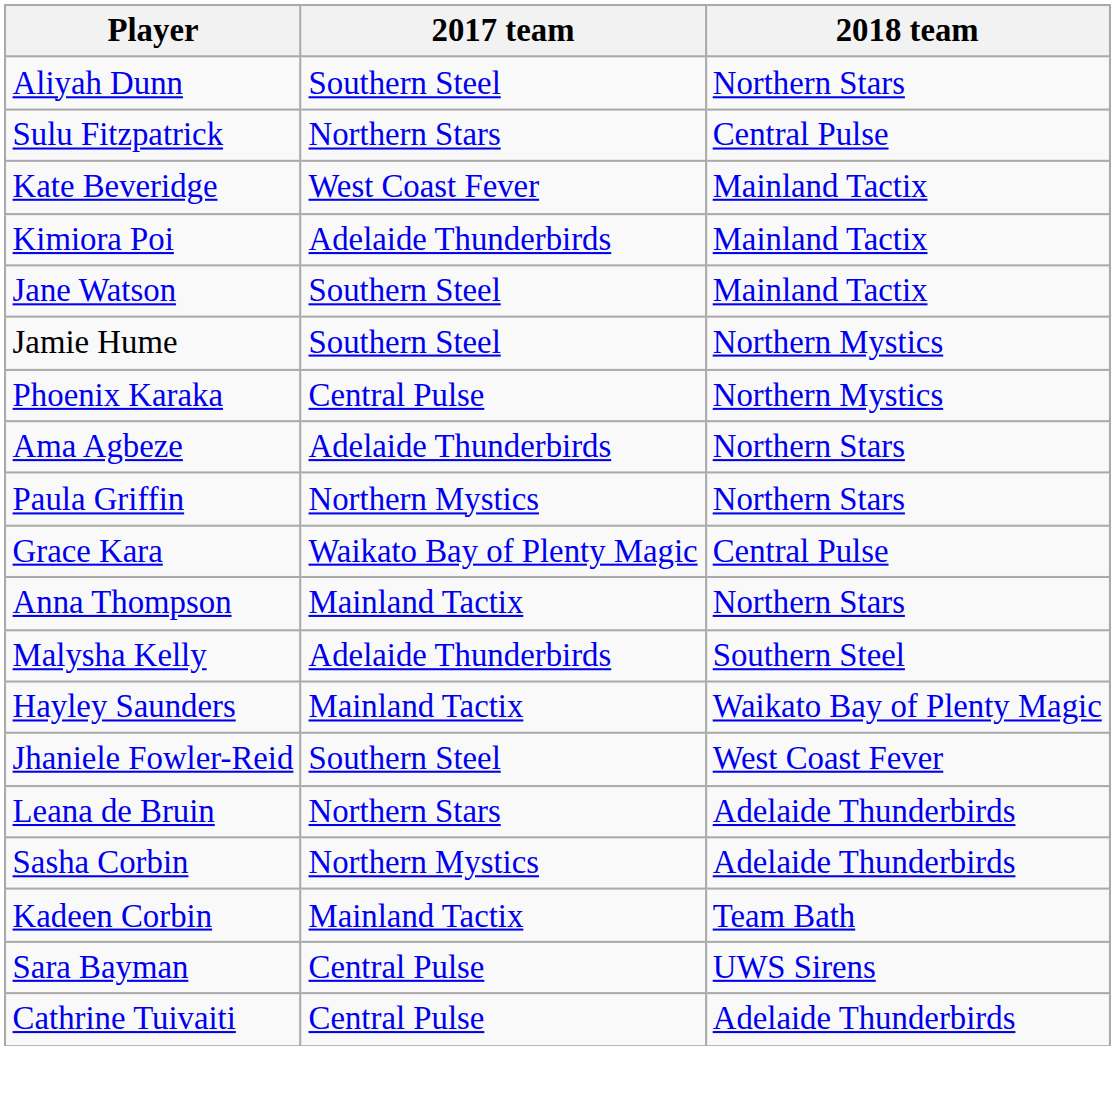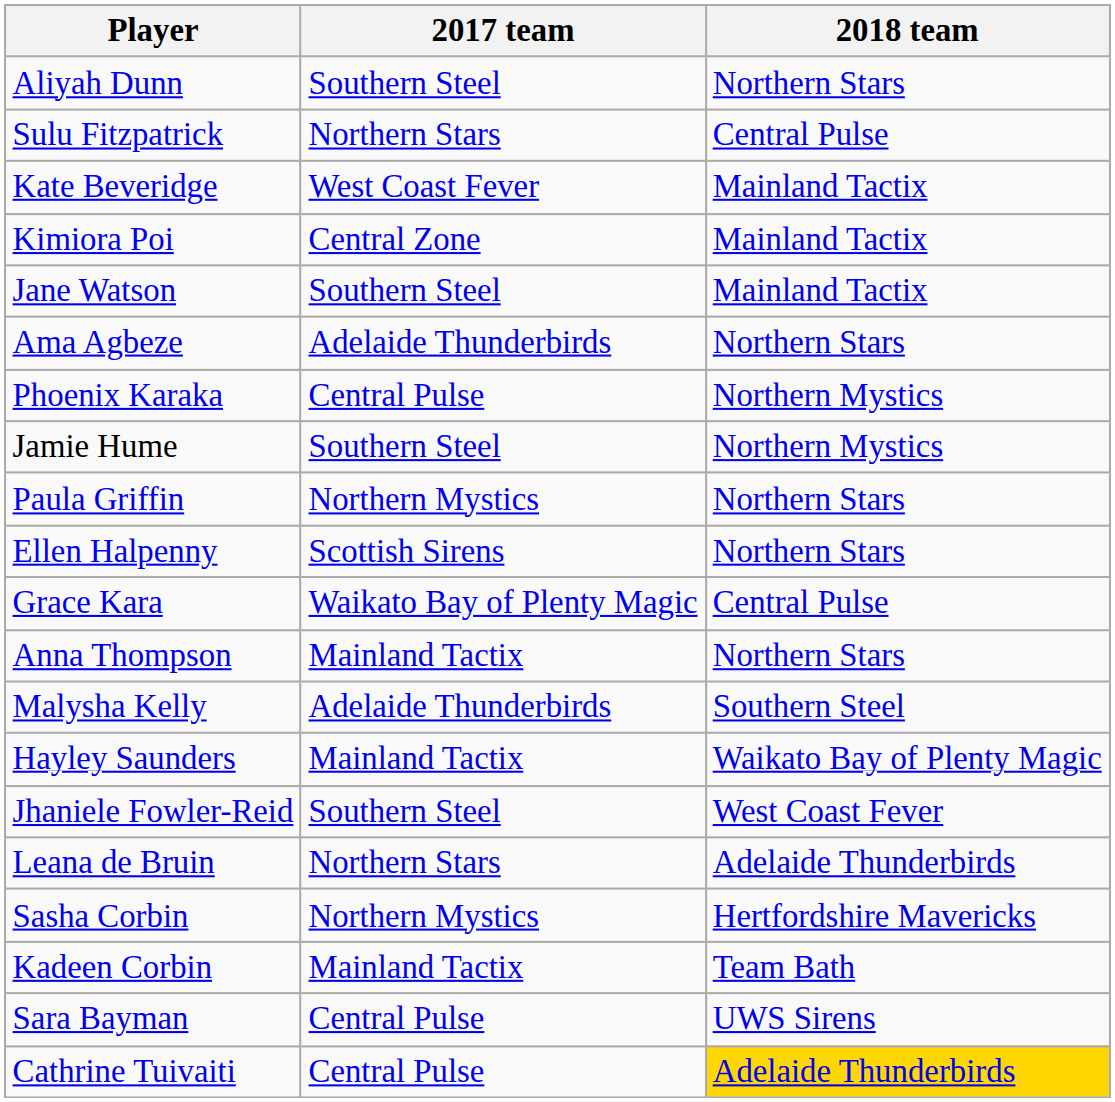(460, 238) Adelaide Thunderbirds -> (395, 238) Central Zone
rows swapped: (95, 342) <-> (98, 446)
+ row: (115, 550)
(864, 862) Adelaide Thunderbirds -> (874, 914) Hertfordshire Mavericks
(864, 1018) no background -> (864, 1070) gold background
